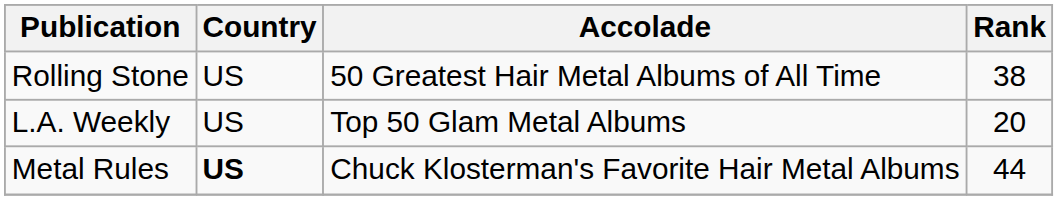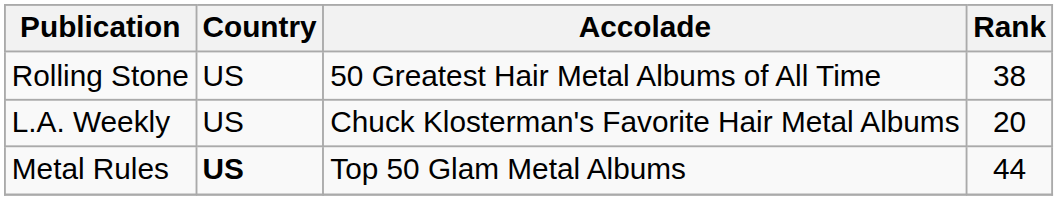(508, 122) Top 50 Glam Metal Albums -> (645, 122) Chuck Klosterman's Favorite Hair Metal Albums
(645, 169) Chuck Klosterman's Favorite Hair Metal Albums -> (508, 169) Top 50 Glam Metal Albums
